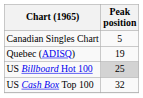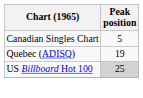- row: (50, 85)
